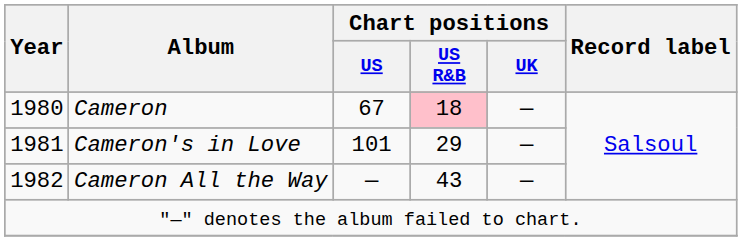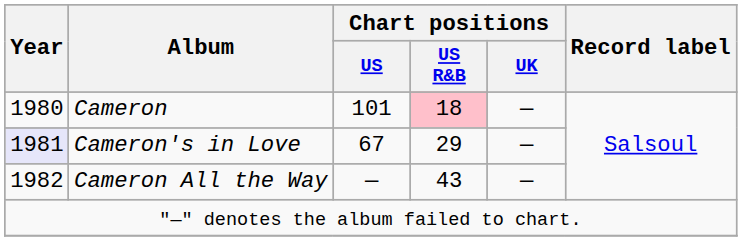(372, 109) 67 -> (372, 109) 101
(37, 146) no background -> (37, 146) lavender background
(372, 146) 101 -> (372, 146) 67
